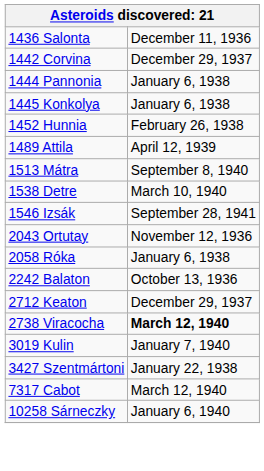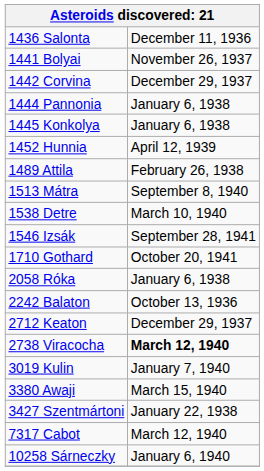+ row: (45, 60)
(187, 126) February 26, 1938 -> (173, 148) April 12, 1939
(173, 148) April 12, 1939 -> (187, 170) February 26, 1938
+ row: (51, 258)
- row: (48, 236)
+ row: (42, 390)
